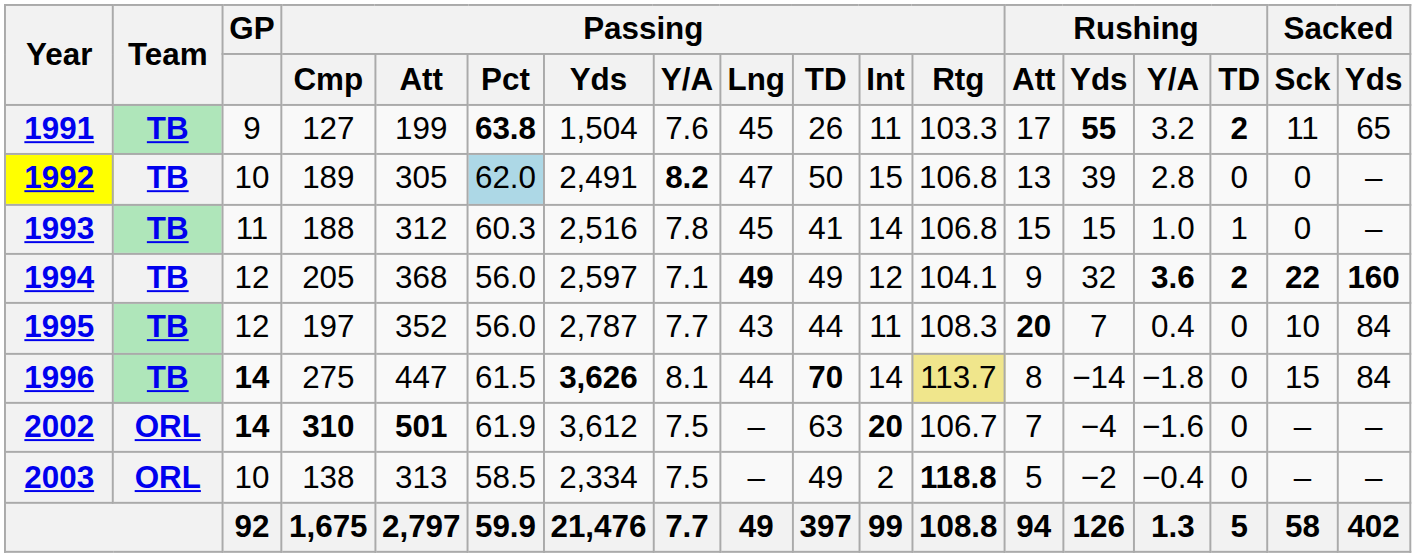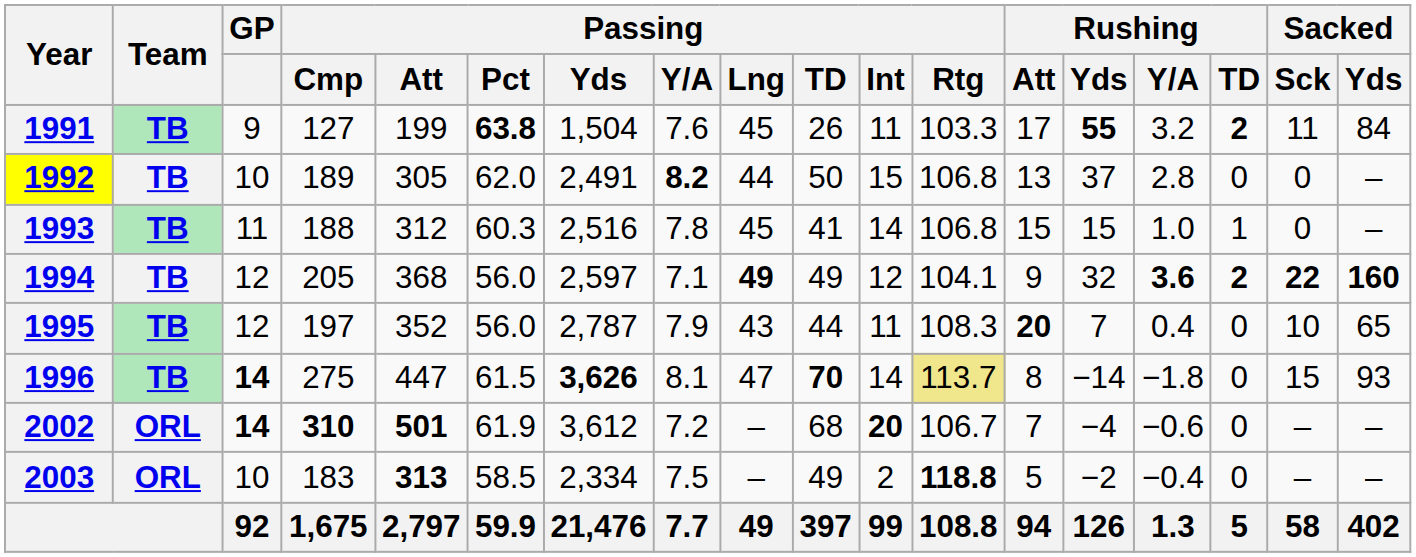(1374, 128) 65 -> (1374, 128) 84
(505, 178) lightblue background -> (505, 178) no background
(756, 178) 47 -> (756, 178) 44
(1099, 178) 39 -> (1099, 178) 37
(687, 327) 7.7 -> (687, 327) 7.9
(1374, 327) 84 -> (1374, 327) 65
(756, 377) 44 -> (756, 377) 47
(1374, 377) 84 -> (1374, 377) 93
(687, 427) 7.5 -> (687, 427) 7.2
(826, 427) 63 -> (826, 427) 68
(1173, 427) −1.6 -> (1173, 427) −0.6
(328, 476) 138 -> (328, 476) 183
(421, 476) normal -> (421, 476) bold
